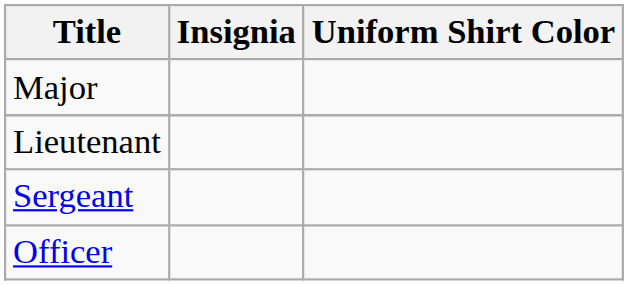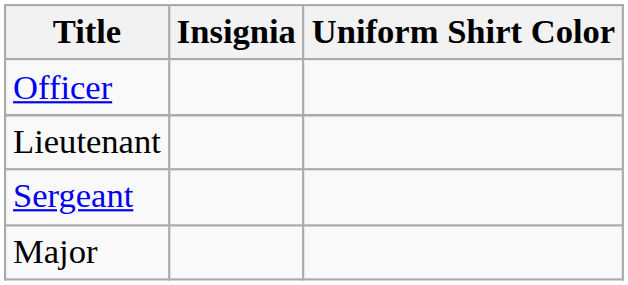rows swapped: (55, 86) <-> (63, 251)
